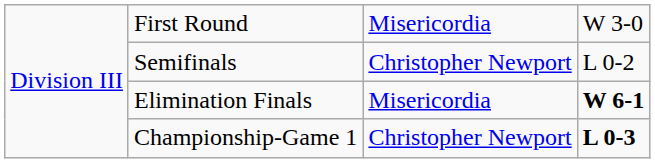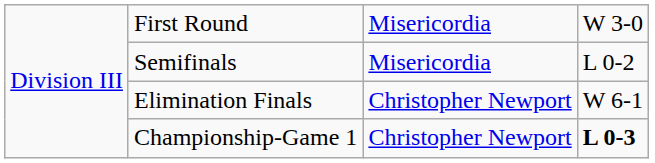(470, 61) Christopher Newport -> (430, 61) Misericordia
(430, 99) Misericordia -> (470, 99) Christopher Newport
(614, 99) bold -> (613, 99) normal
